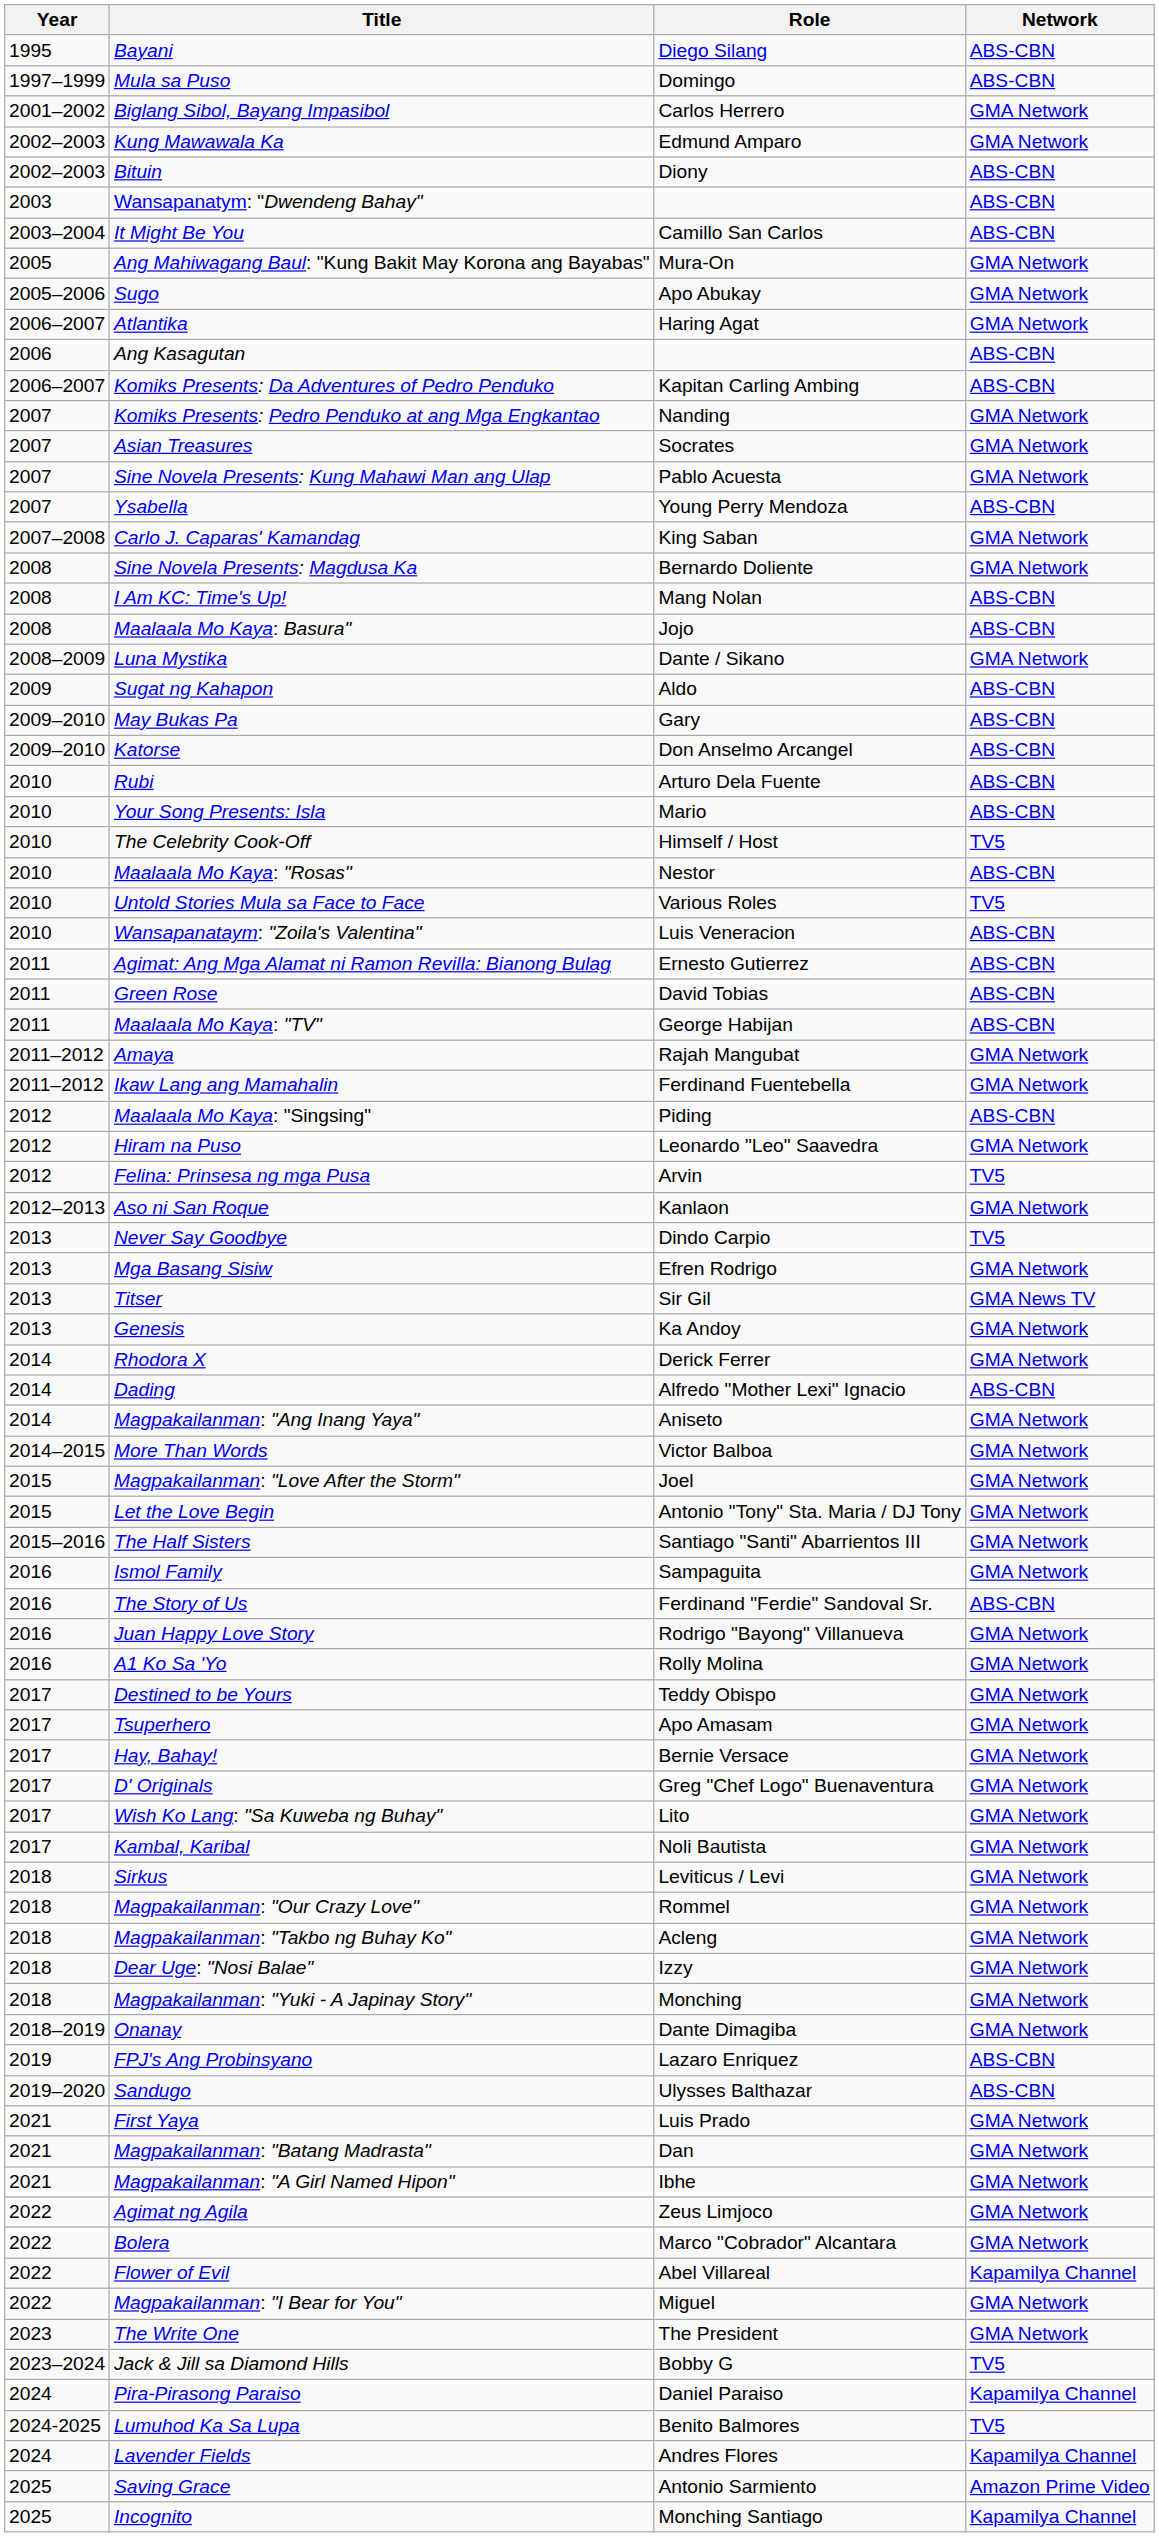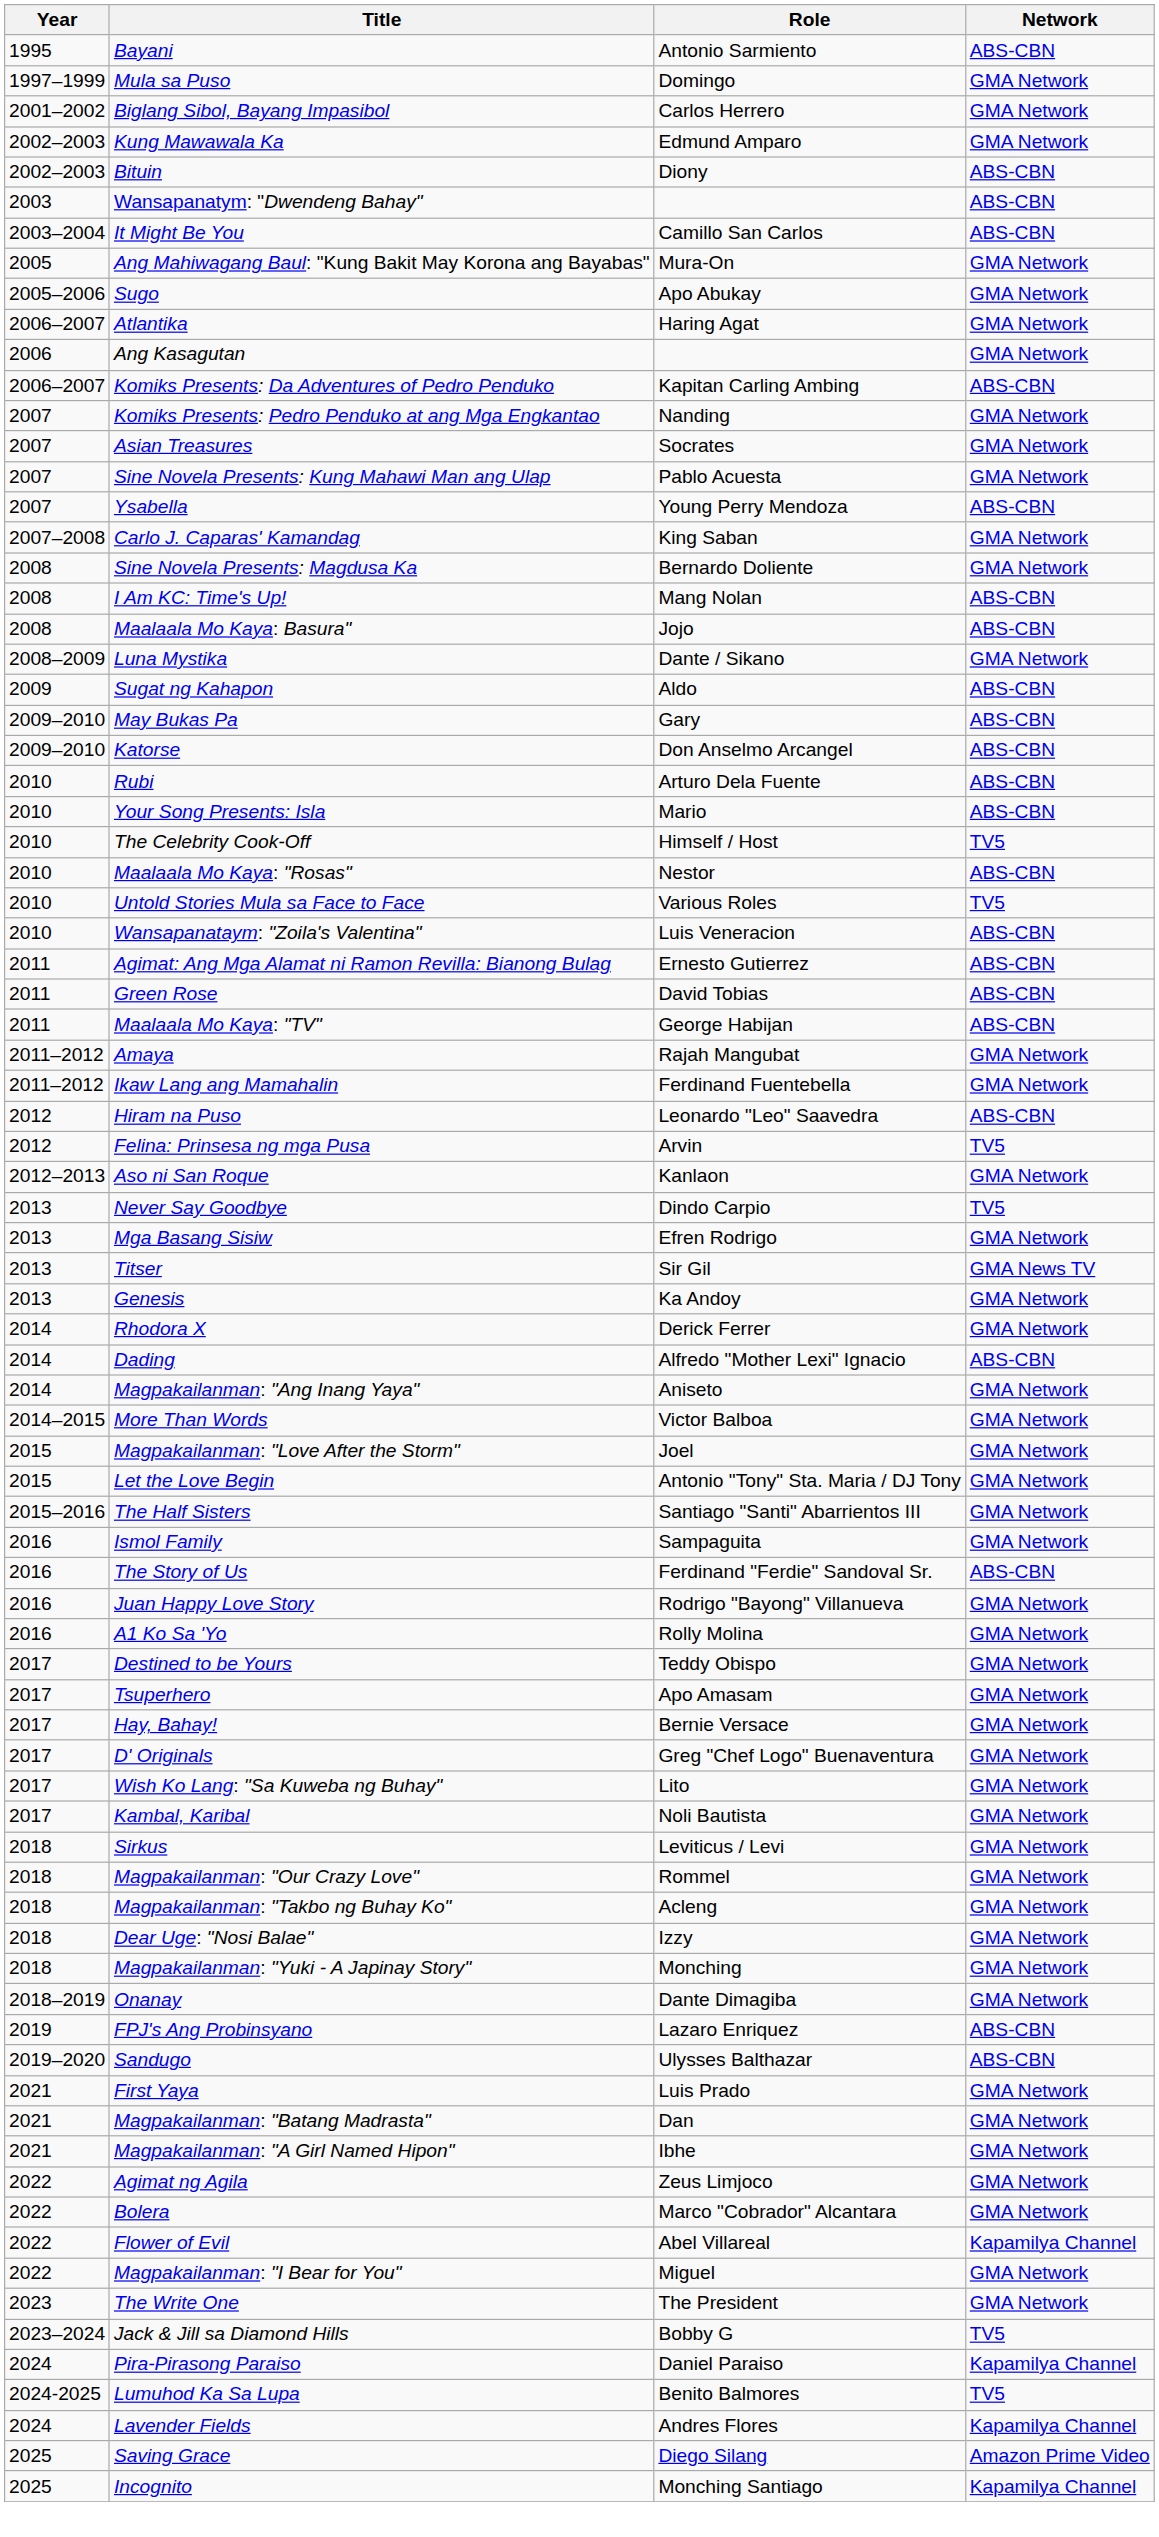(713, 50) Diego Silang -> (737, 50) Antonio Sarmiento
(1012, 80) ABS-CBN -> (1029, 80) GMA Network
(1012, 354) ABS-CBN -> (1029, 354) GMA Network
- row: (242, 1115)
(1029, 1146) GMA Network -> (1012, 1115) ABS-CBN
(737, 2486) Antonio Sarmiento -> (713, 2455) Diego Silang
